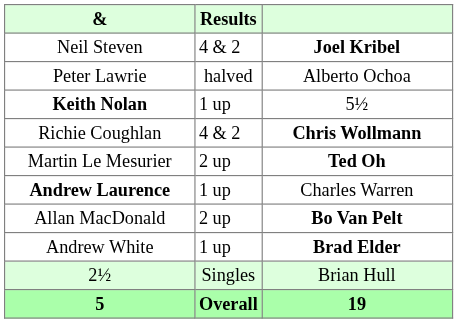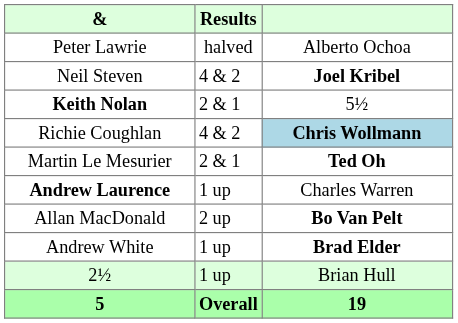rows swapped: (100, 75) <-> (100, 47)
(215, 104) 1 up -> (220, 104) 2 & 1
(357, 132) no background -> (357, 132) lightblue background
(215, 161) 2 up -> (220, 161) 2 & 1
(228, 275) Singles -> (215, 275) 1 up
